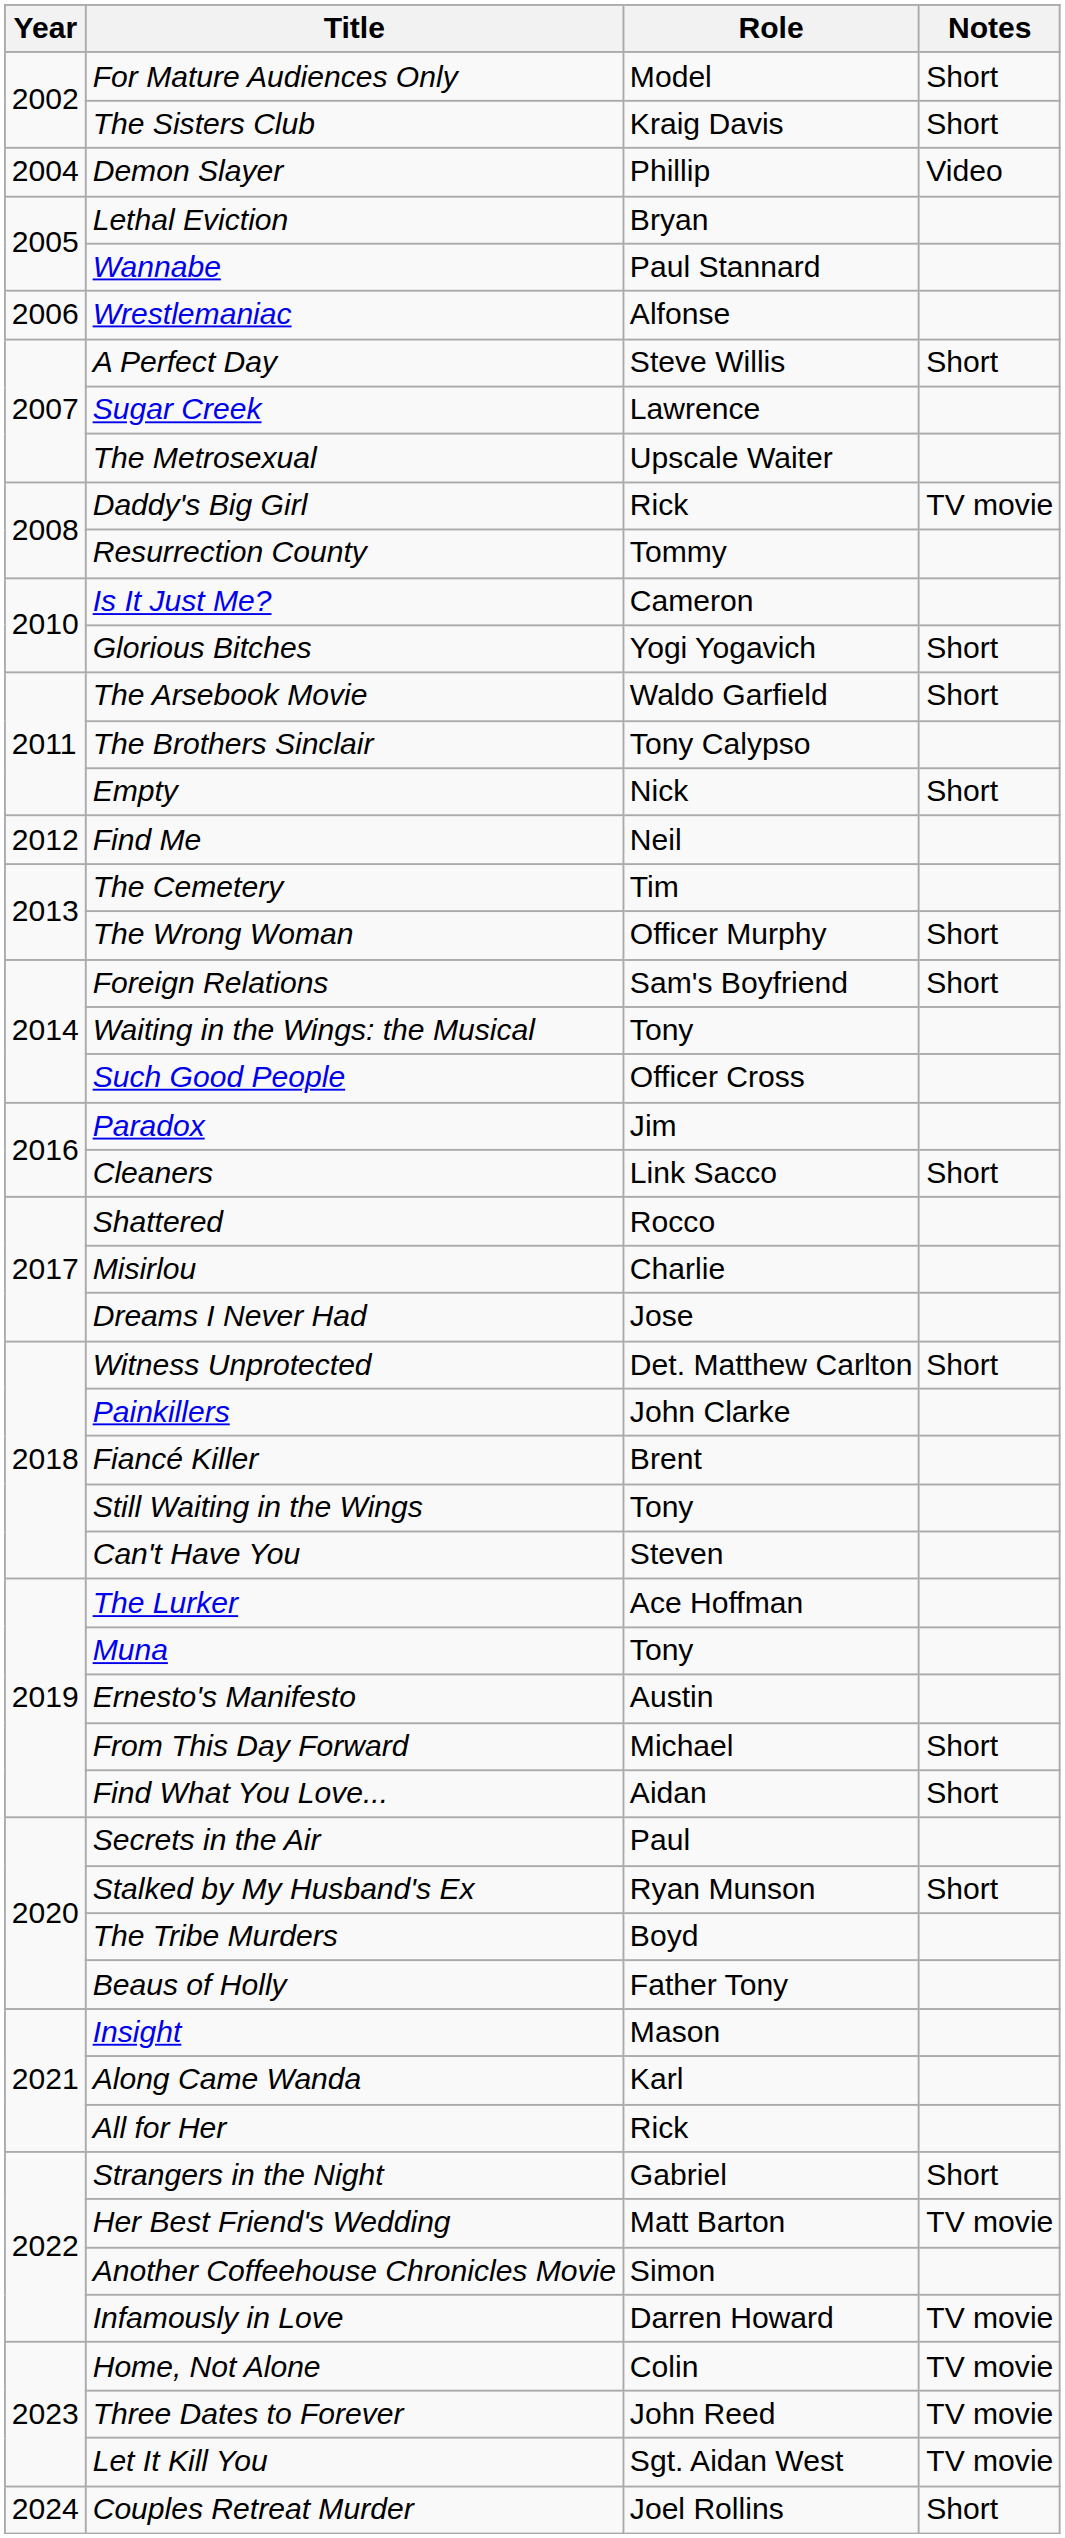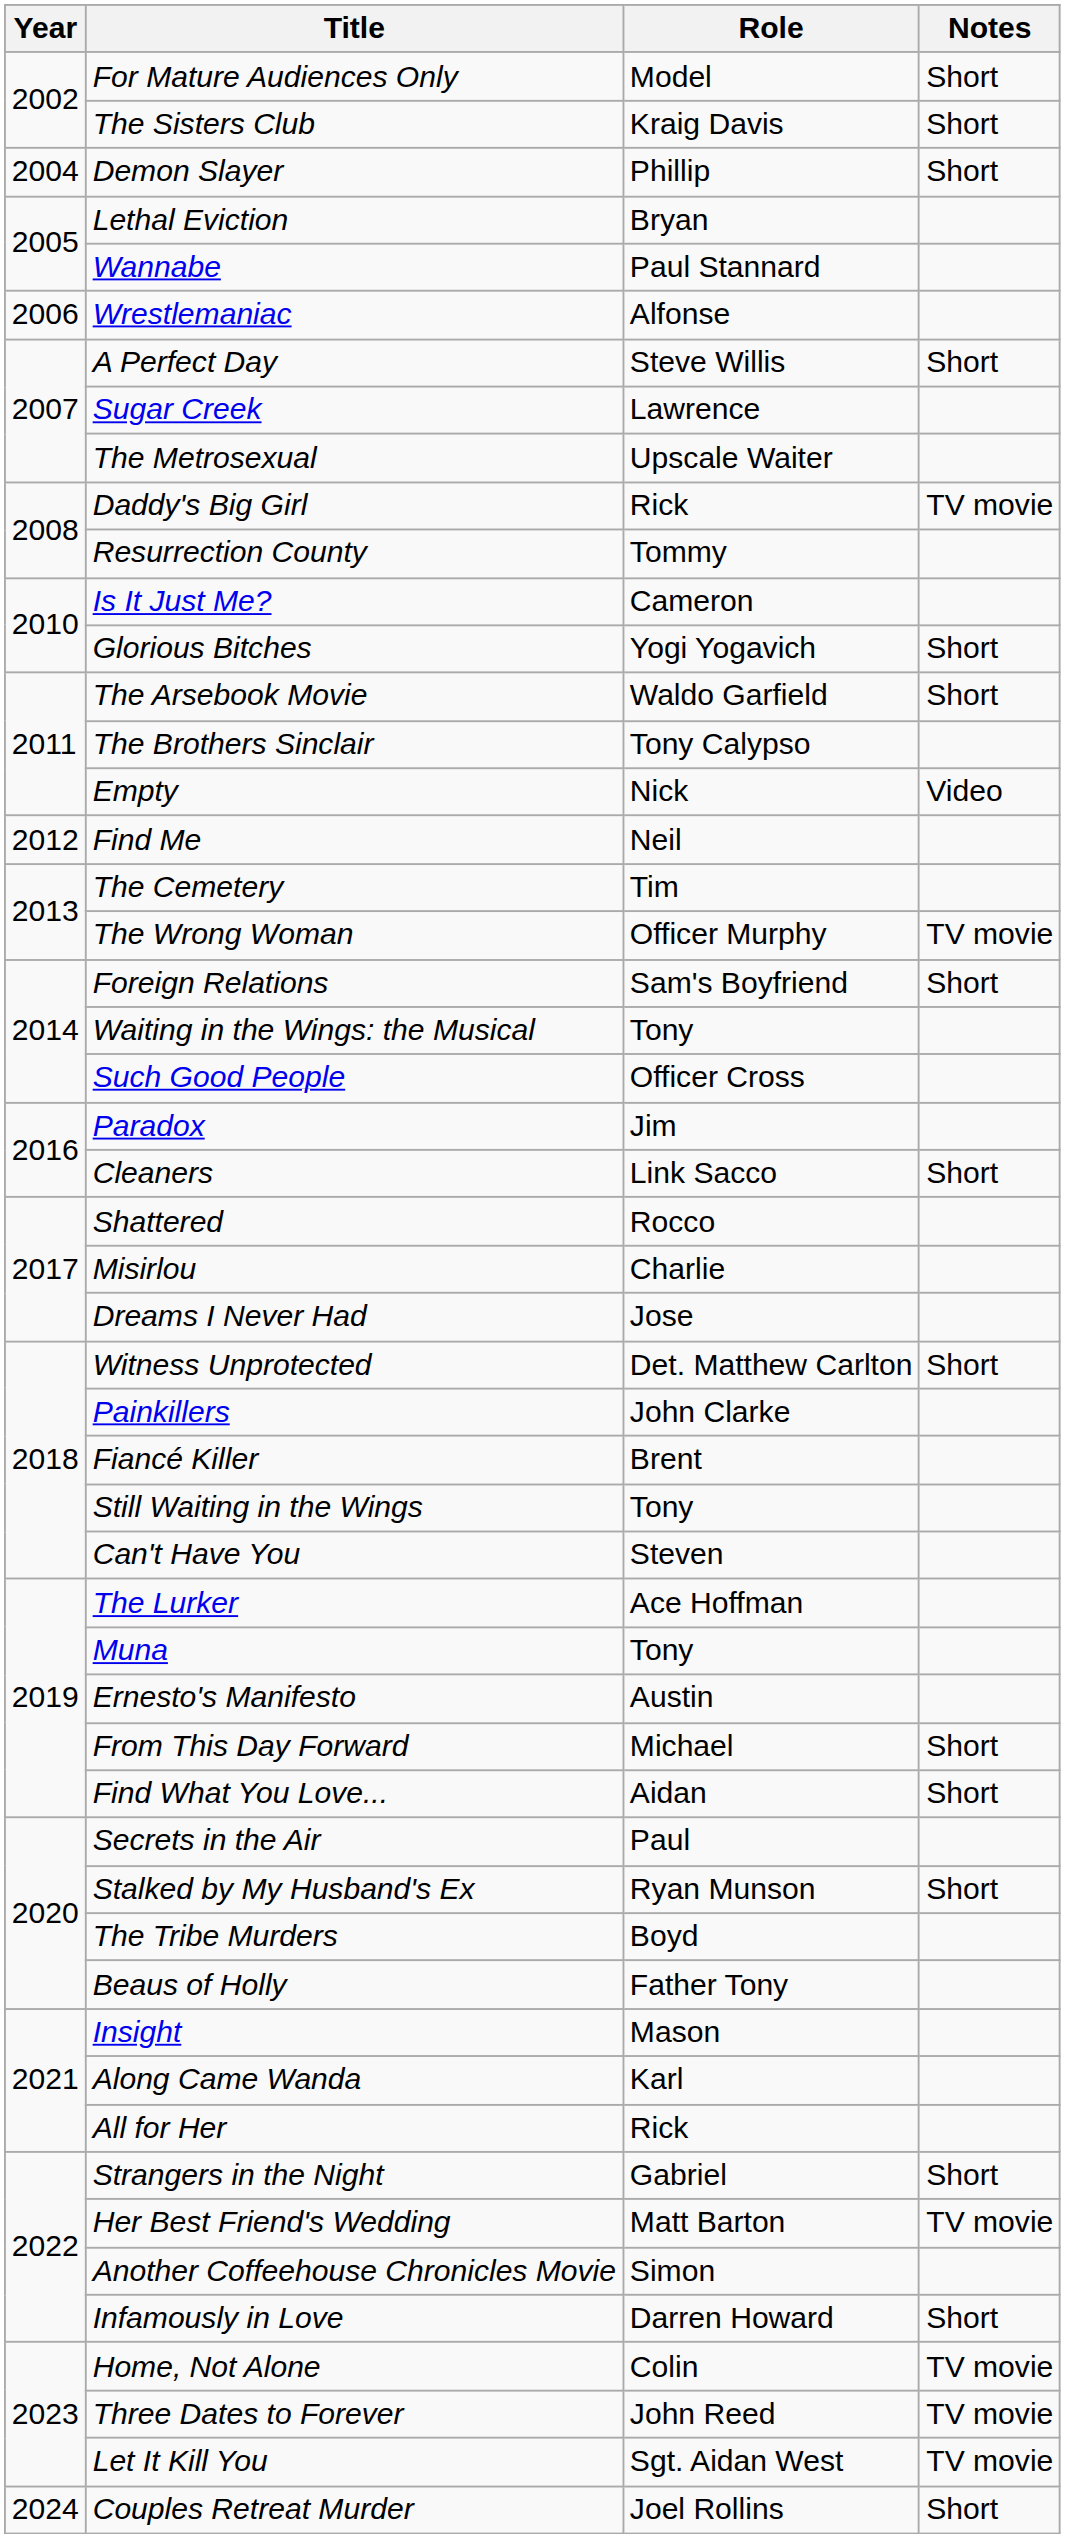(964, 171) Video -> (962, 171) Short
(962, 791) Short -> (964, 791) Video
(962, 934) Short -> (990, 934) TV movie
(990, 2318) TV movie -> (962, 2318) Short
